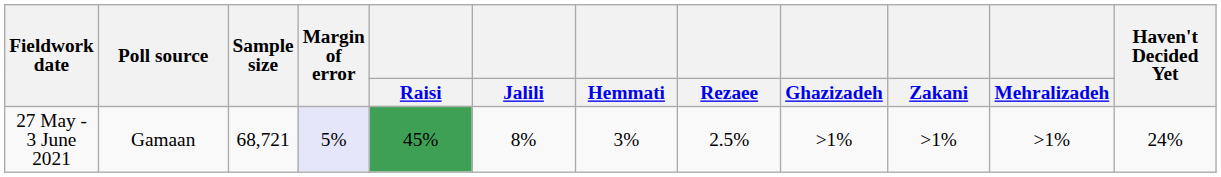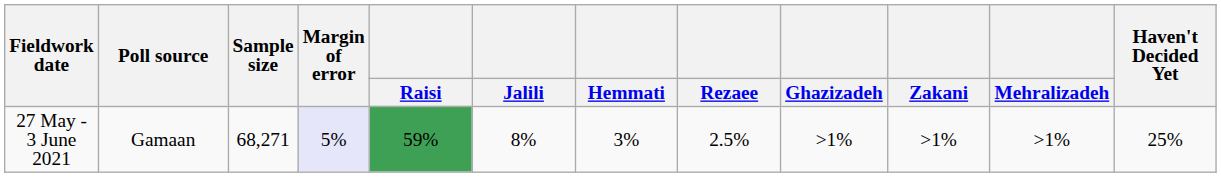(263, 139) 68,721 -> (263, 139) 68,271
(421, 139) 45% -> (421, 139) 59%
(1165, 139) 24% -> (1165, 139) 25%
